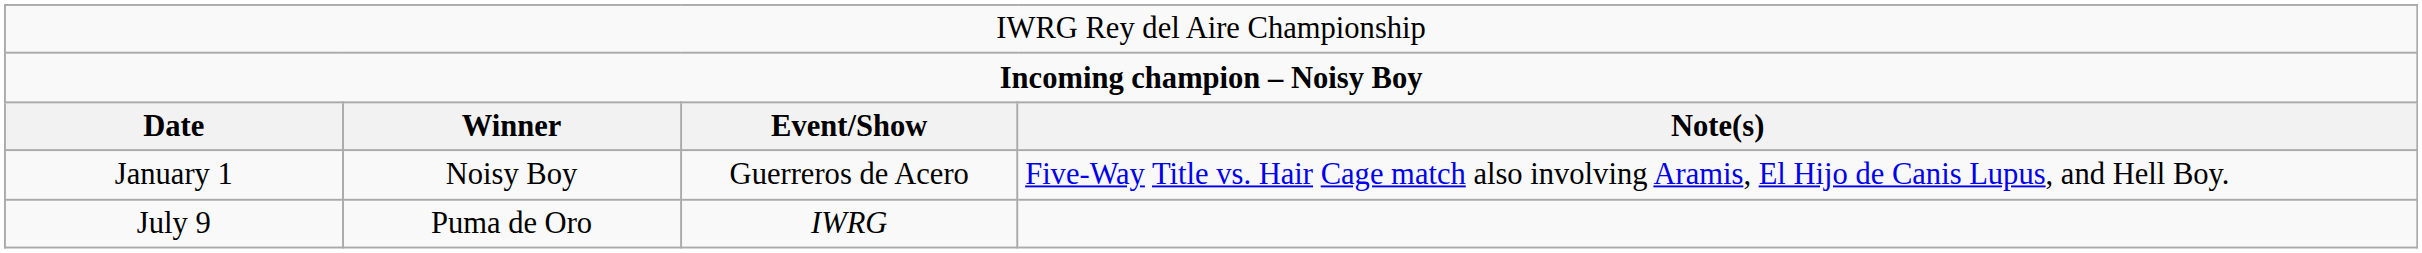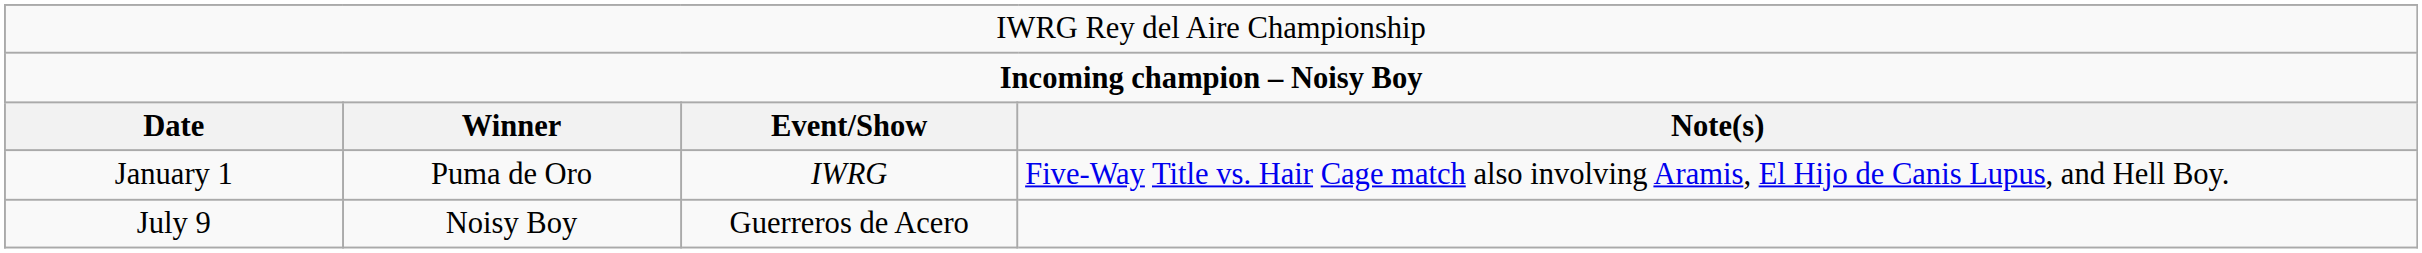(512, 174) Noisy Boy -> (512, 174) Puma de Oro
(849, 174) Guerreros de Acero -> (849, 174) IWRG
(512, 222) Puma de Oro -> (512, 222) Noisy Boy
(849, 222) IWRG -> (849, 222) Guerreros de Acero
